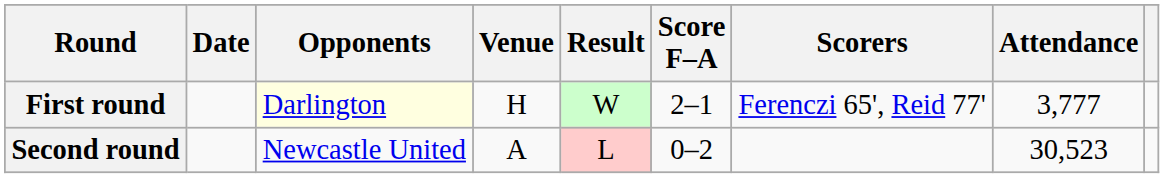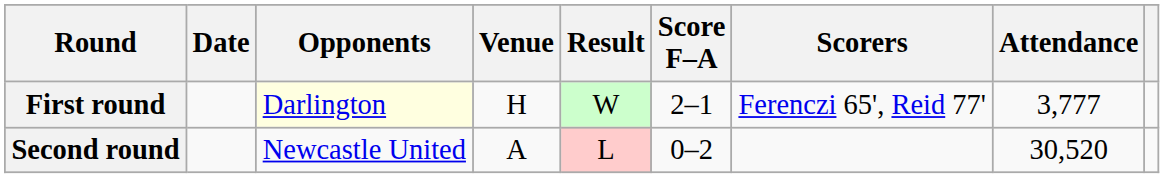(1069, 149) 30,523 -> (1069, 149) 30,520
